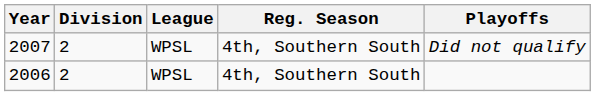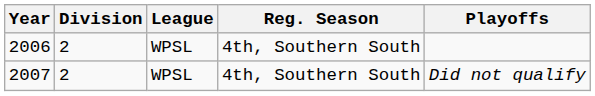rows swapped: (30, 76) <-> (30, 47)
